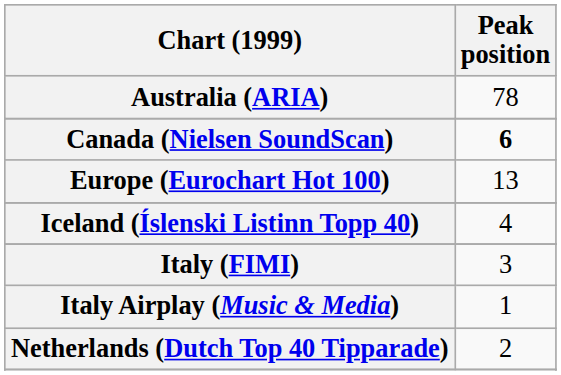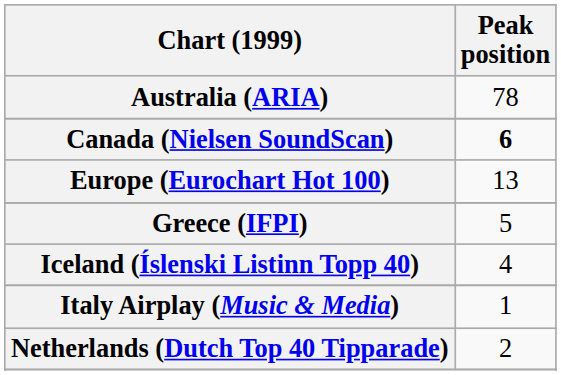+ row: (230, 222)
- row: (230, 264)
